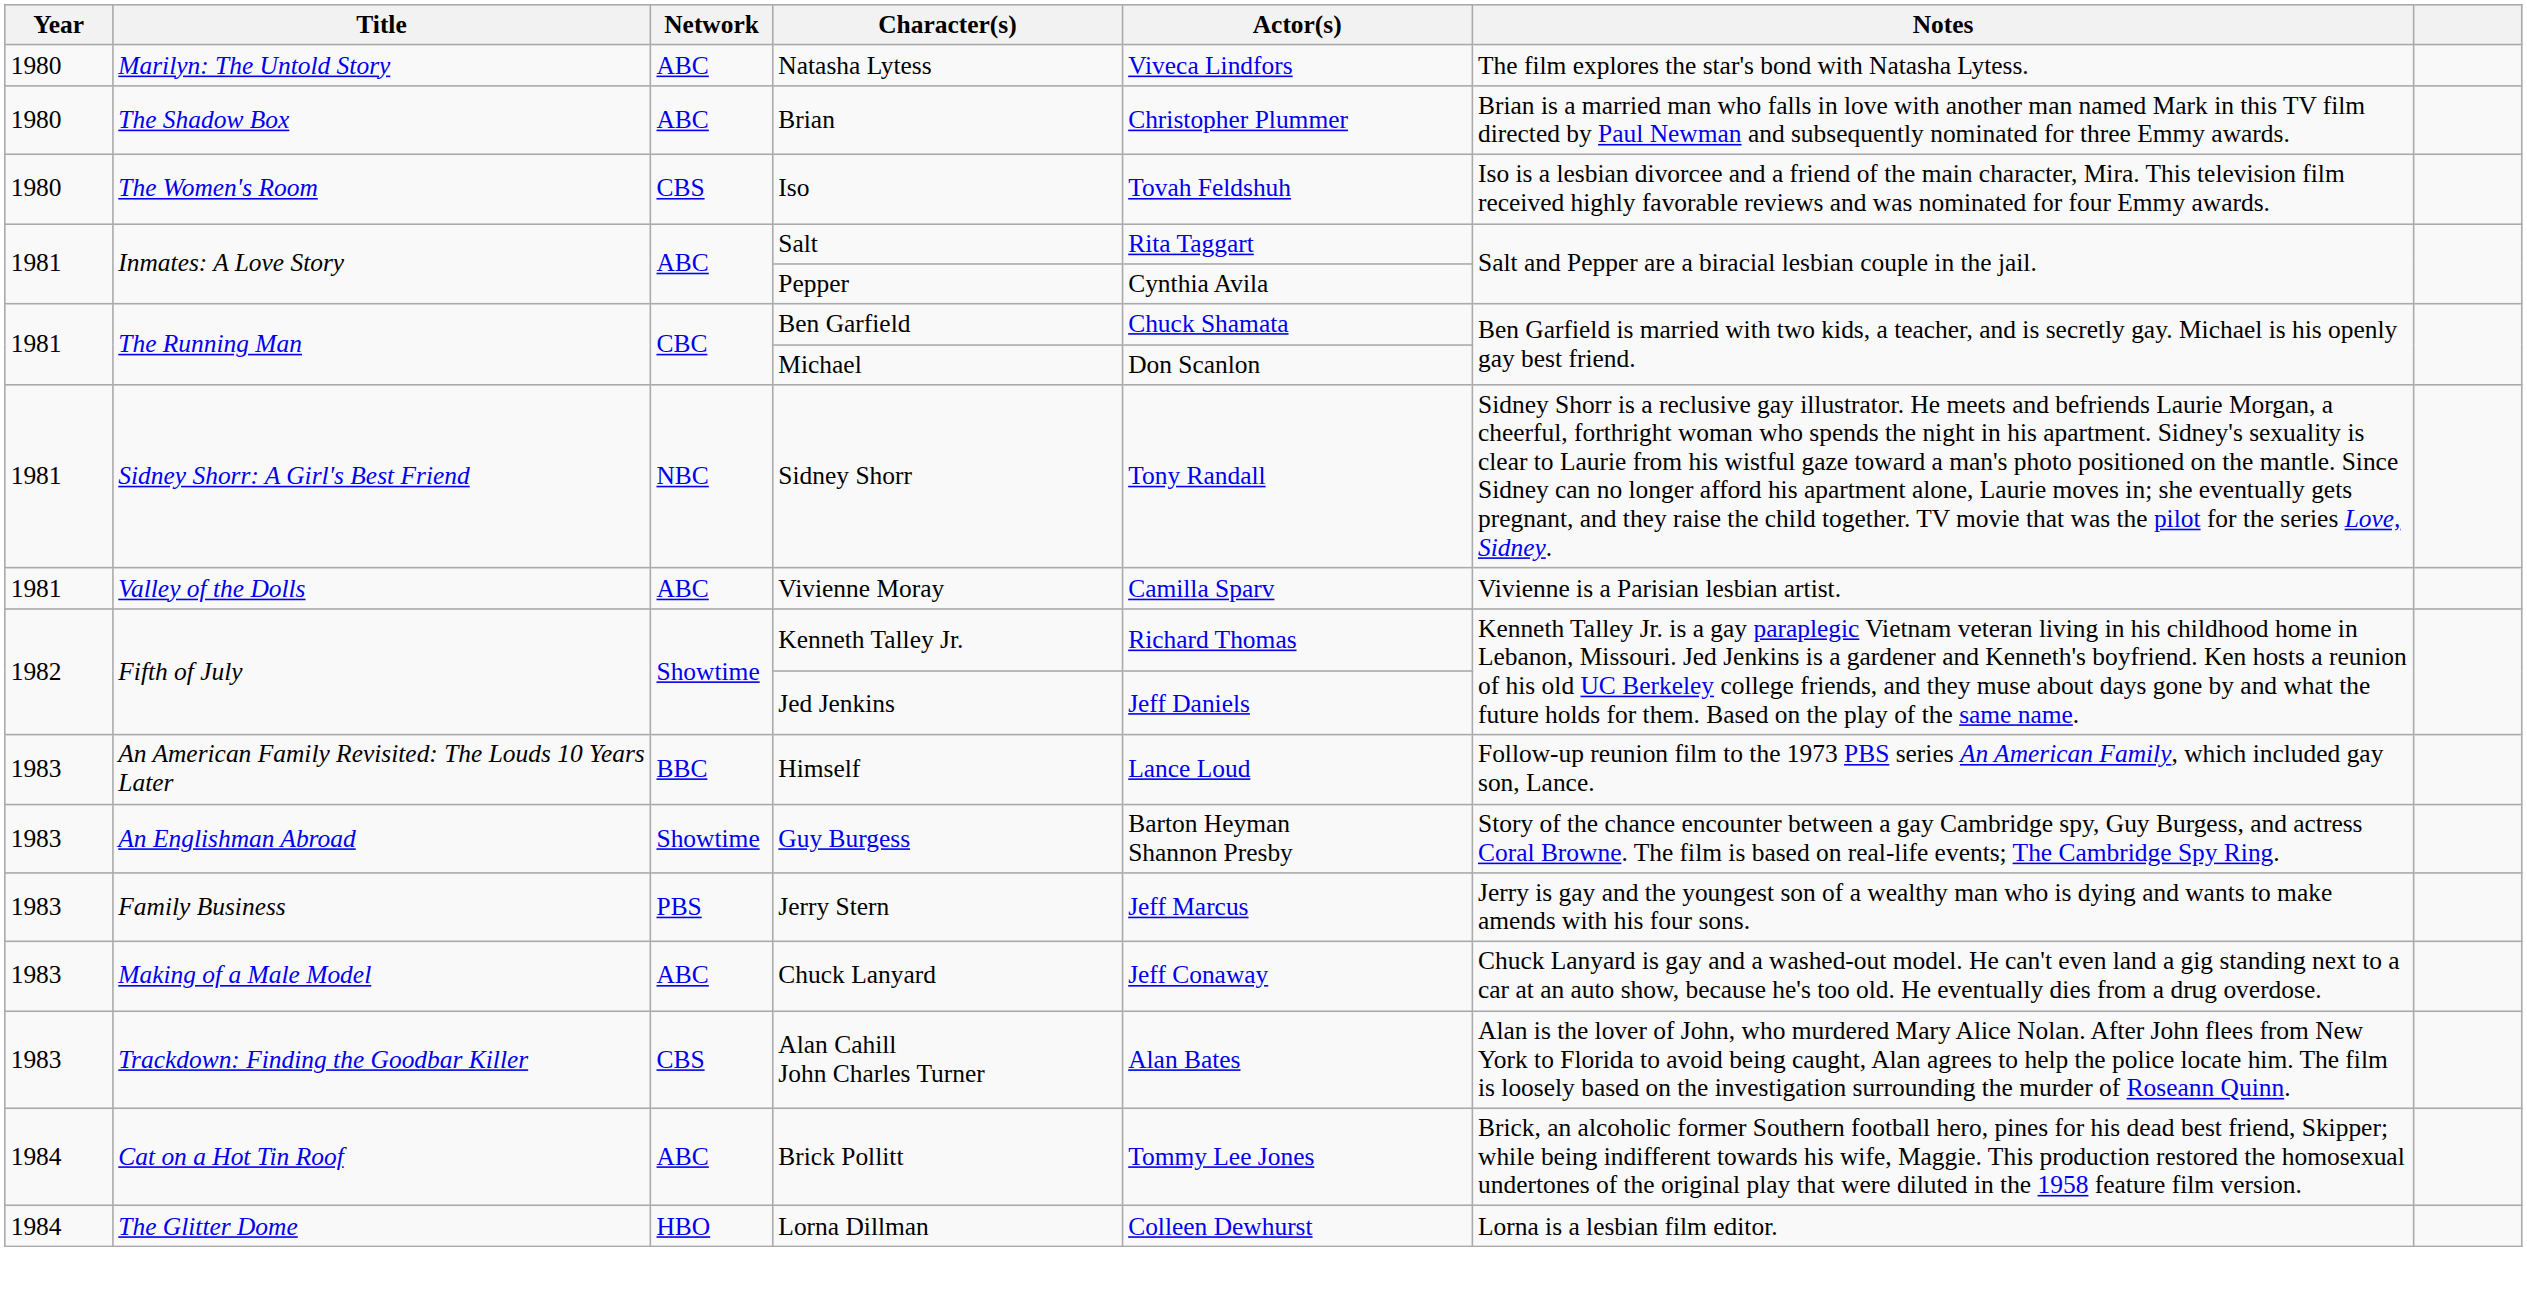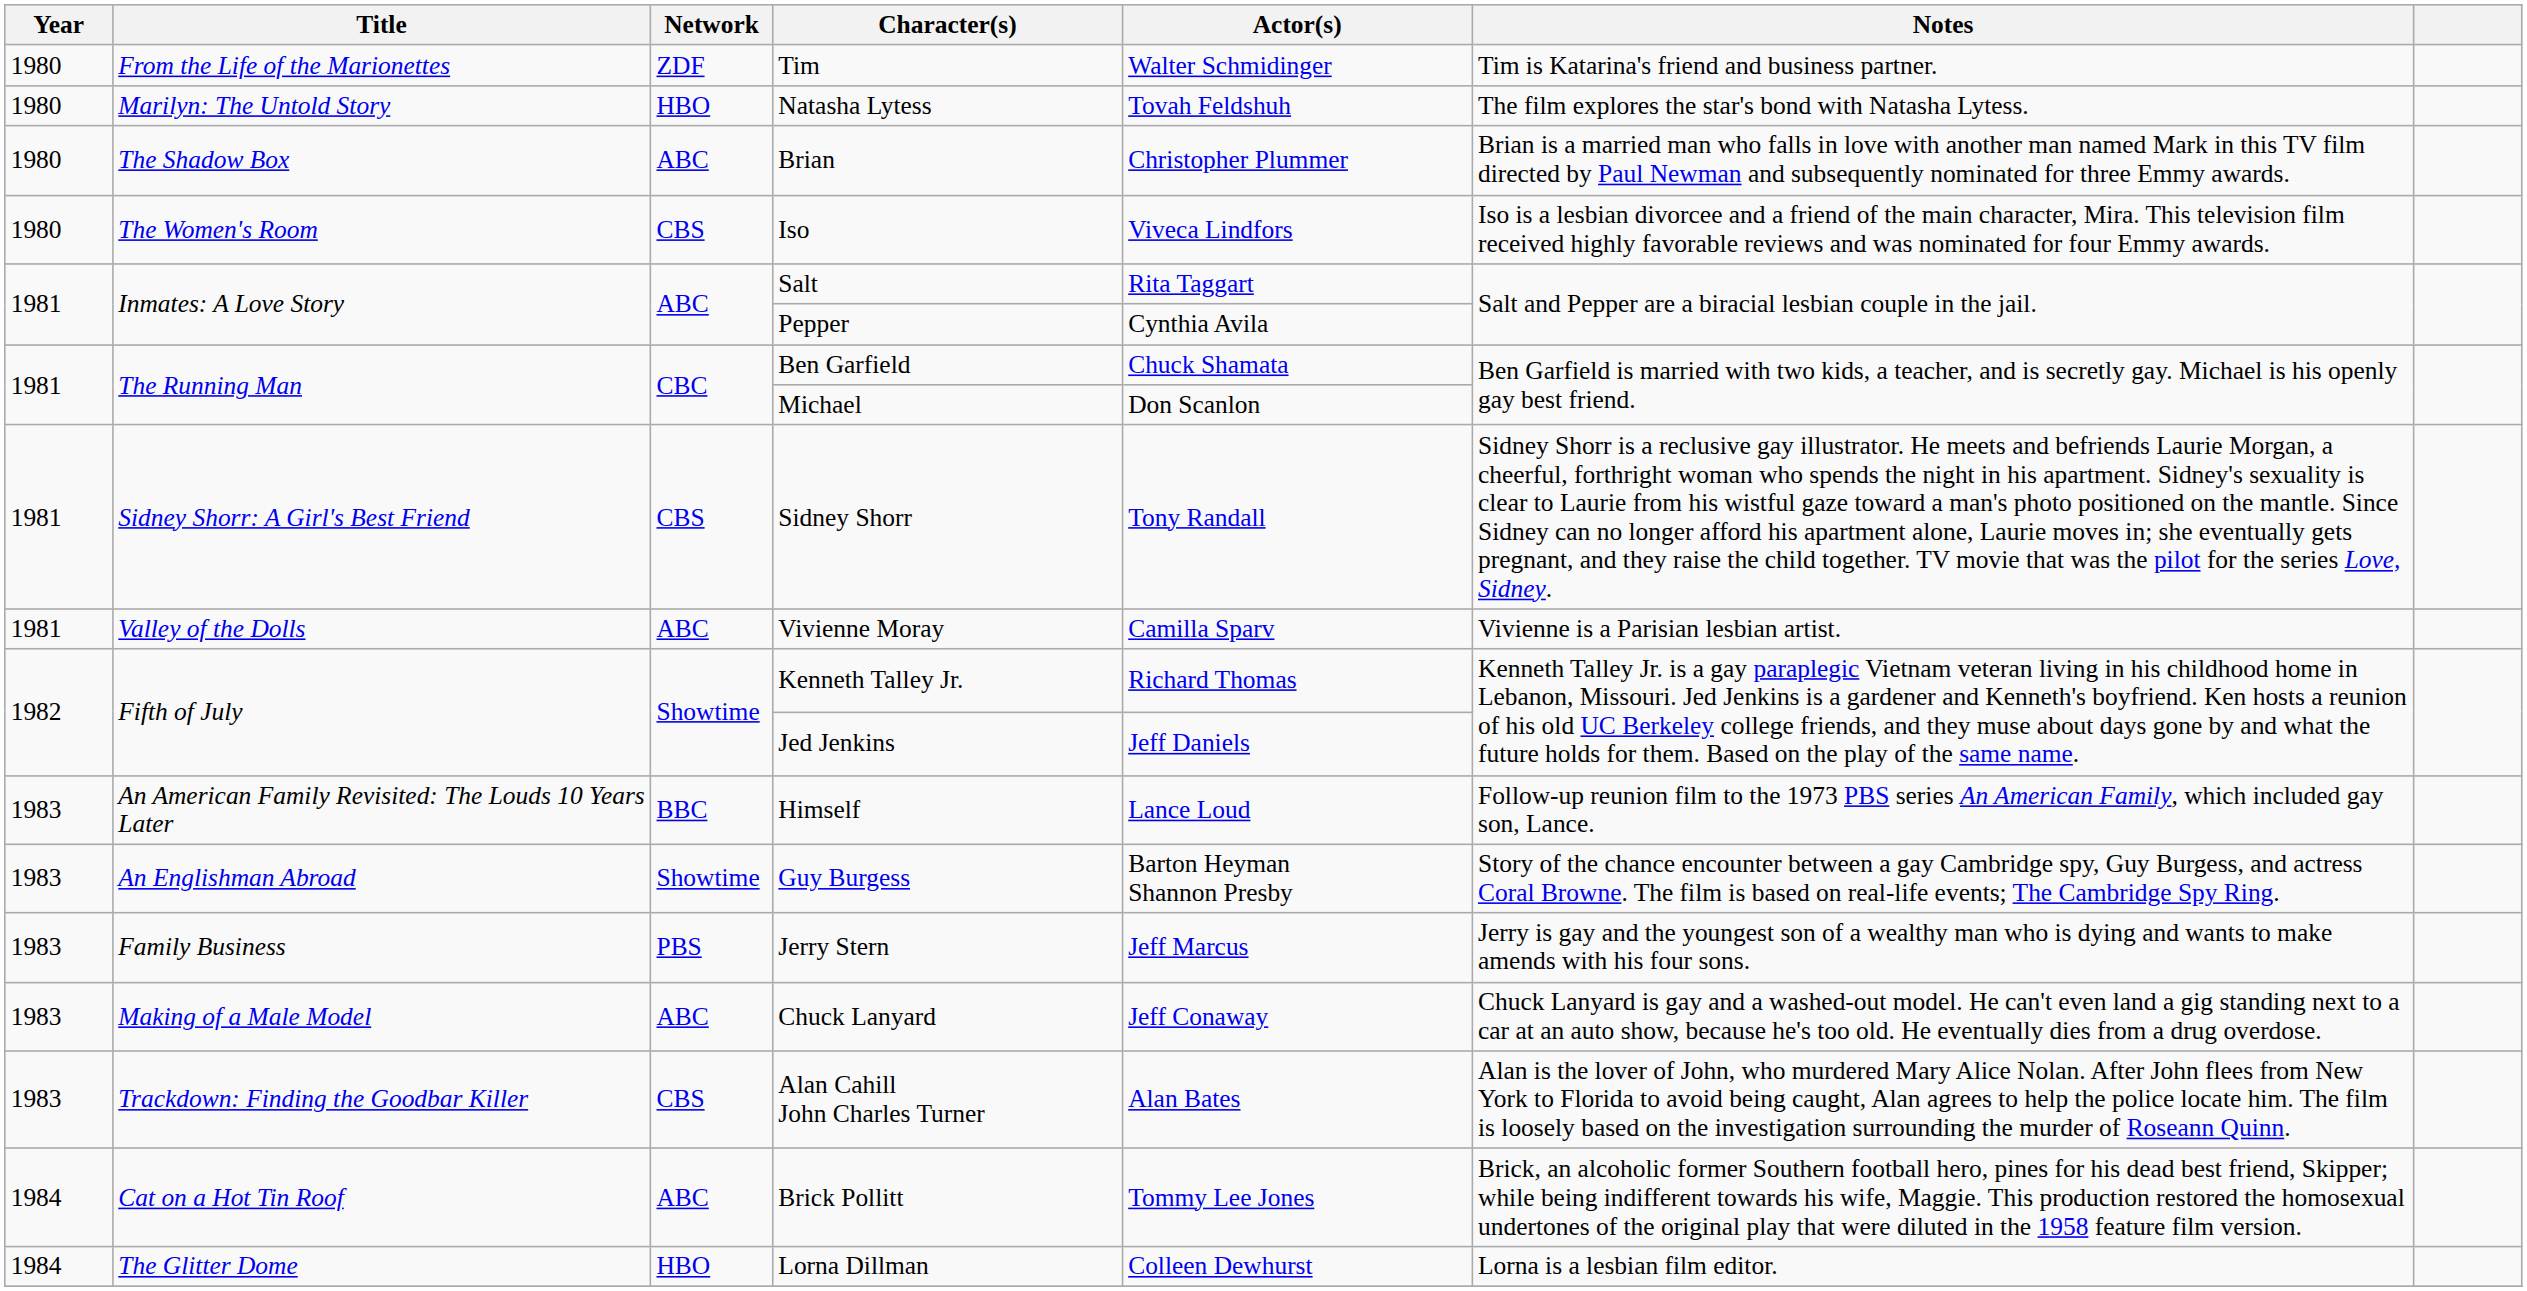+ row: (799, 65)
(683, 65) ABC -> (683, 105) HBO
(1210, 65) Viveca Lindfors -> (1210, 105) Tovah Feldshuh
(1210, 188) Tovah Feldshuh -> (1210, 228) Viveca Lindfors
(683, 476) NBC -> (681, 516) CBS
